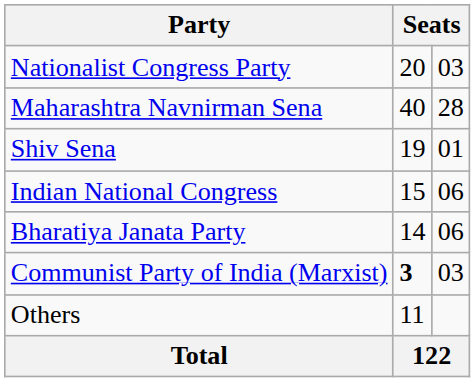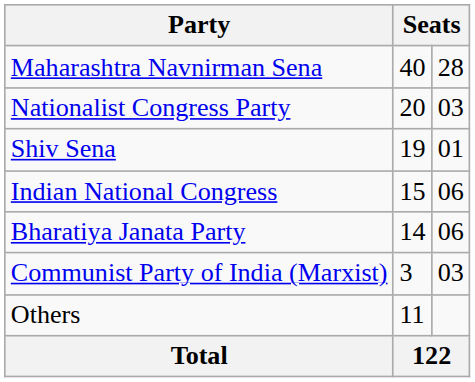rows swapped: (167, 107) <-> (151, 66)
(406, 273) bold -> (406, 273) normal
